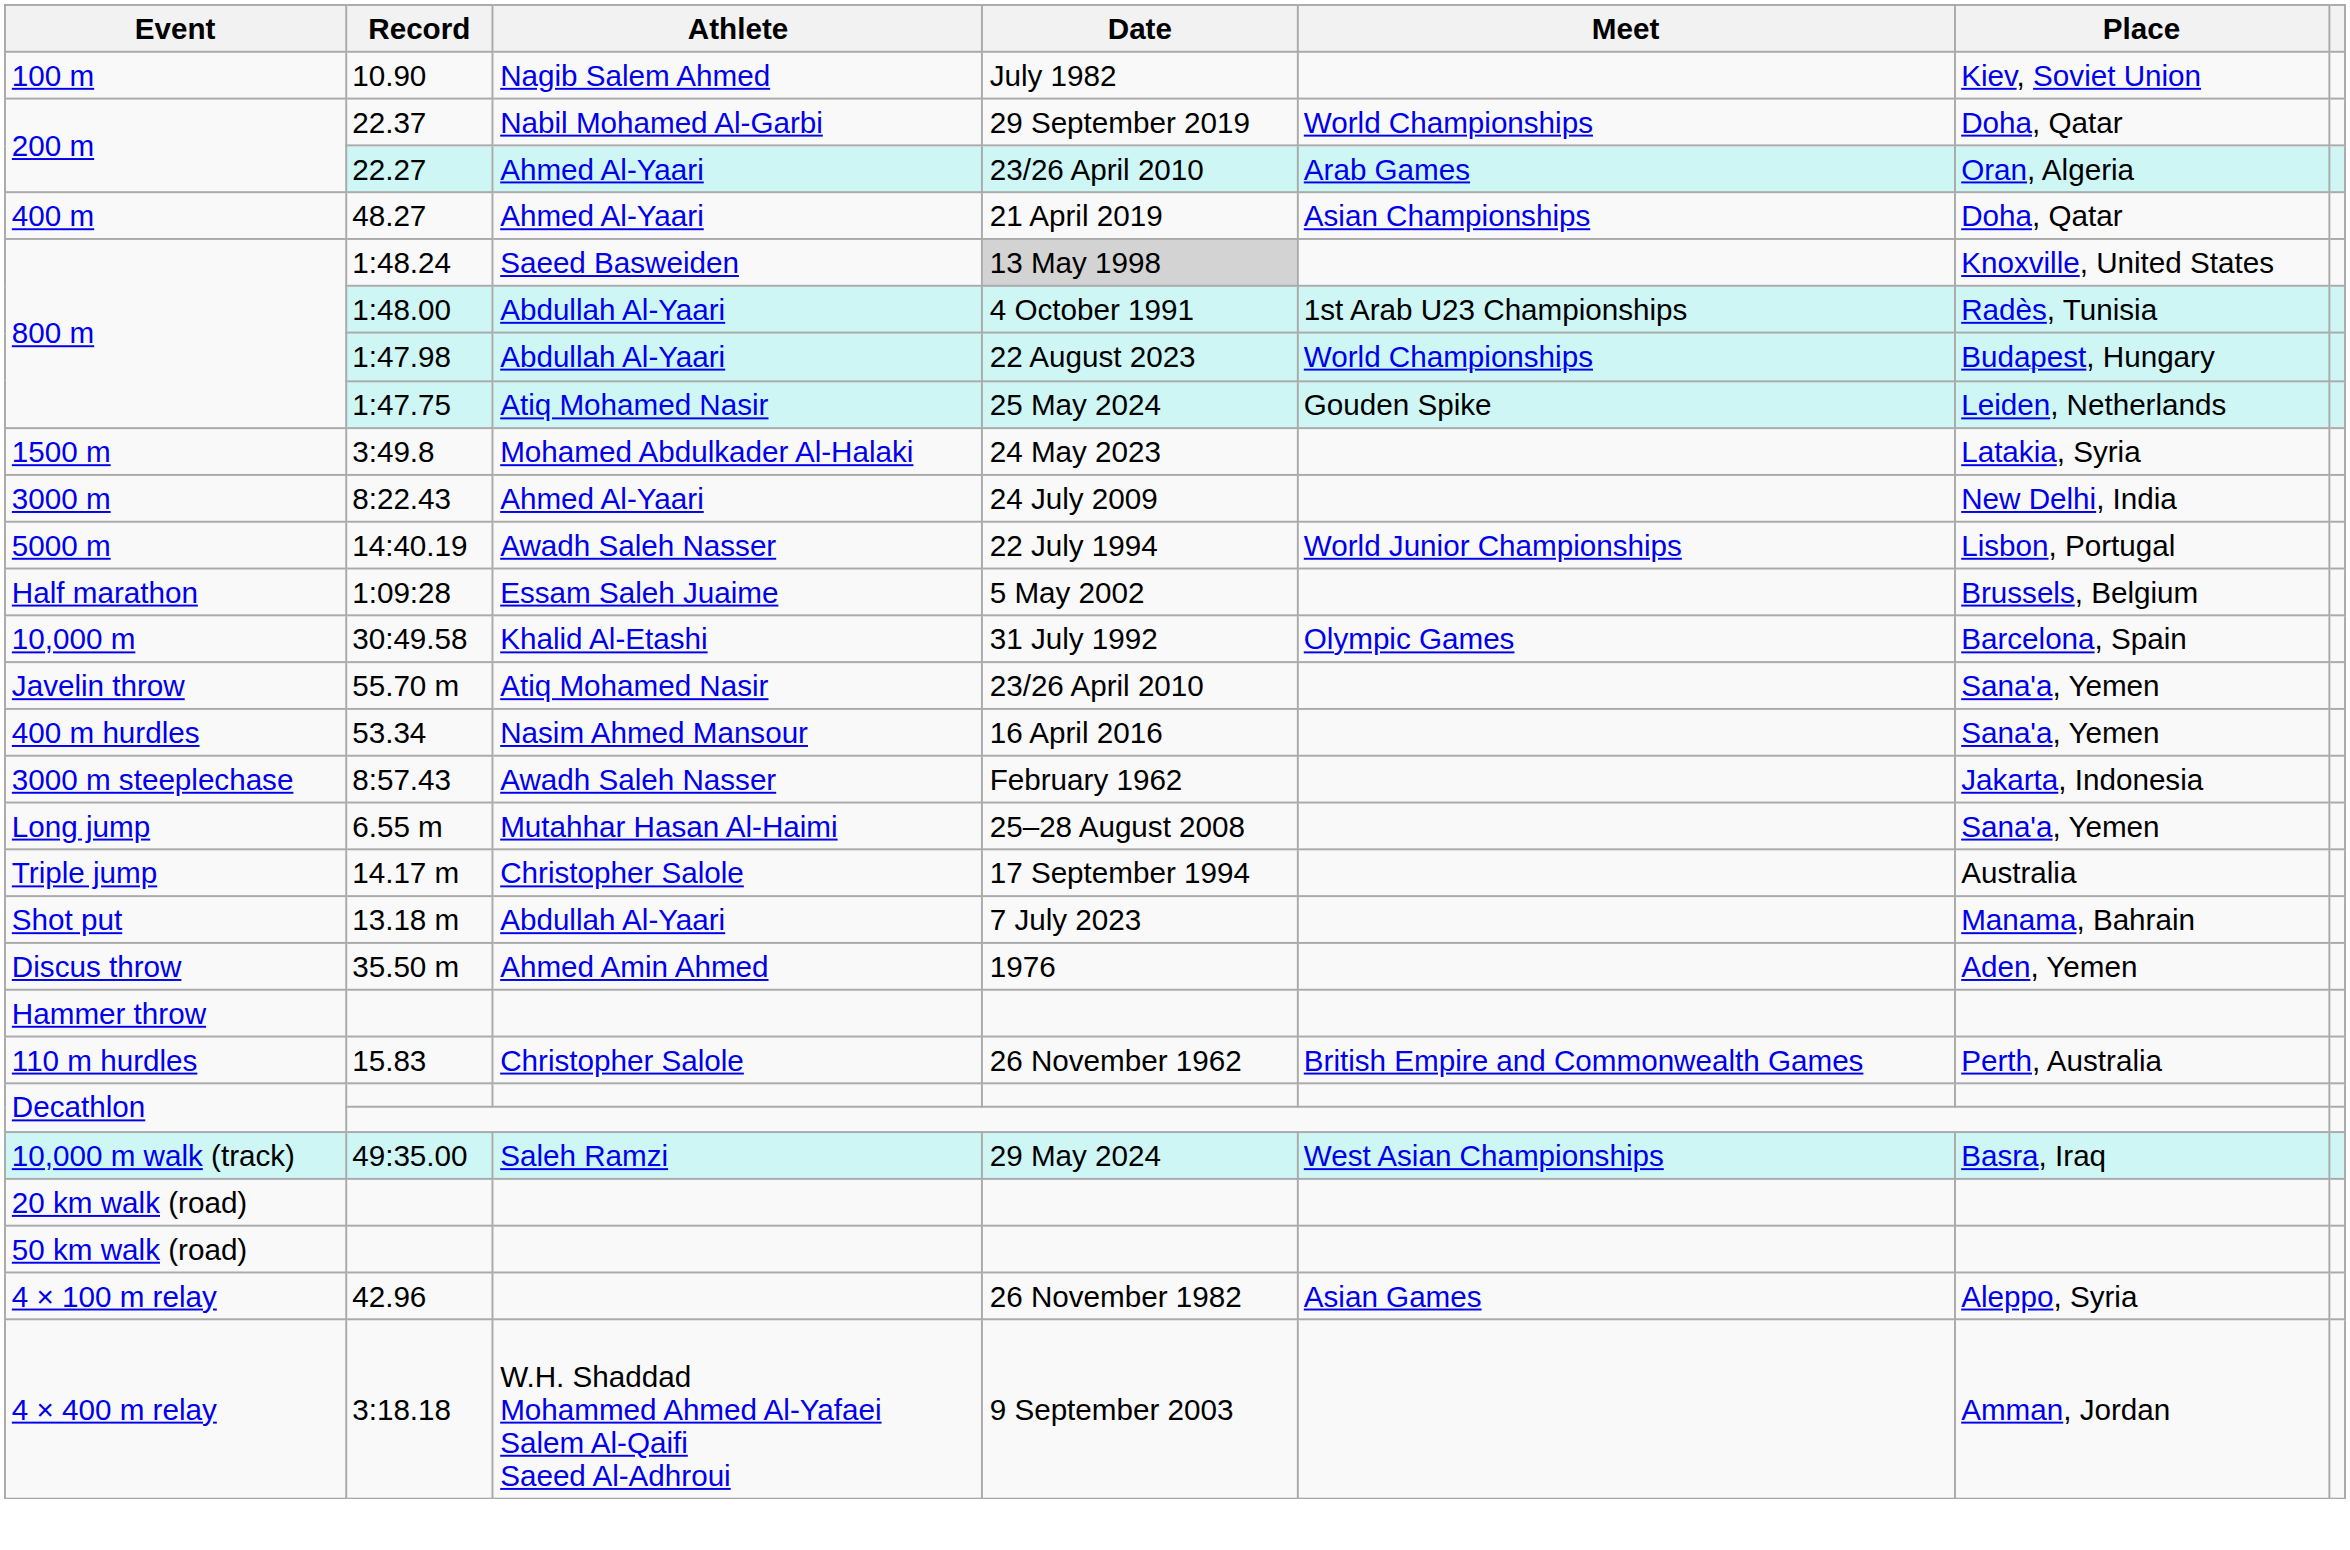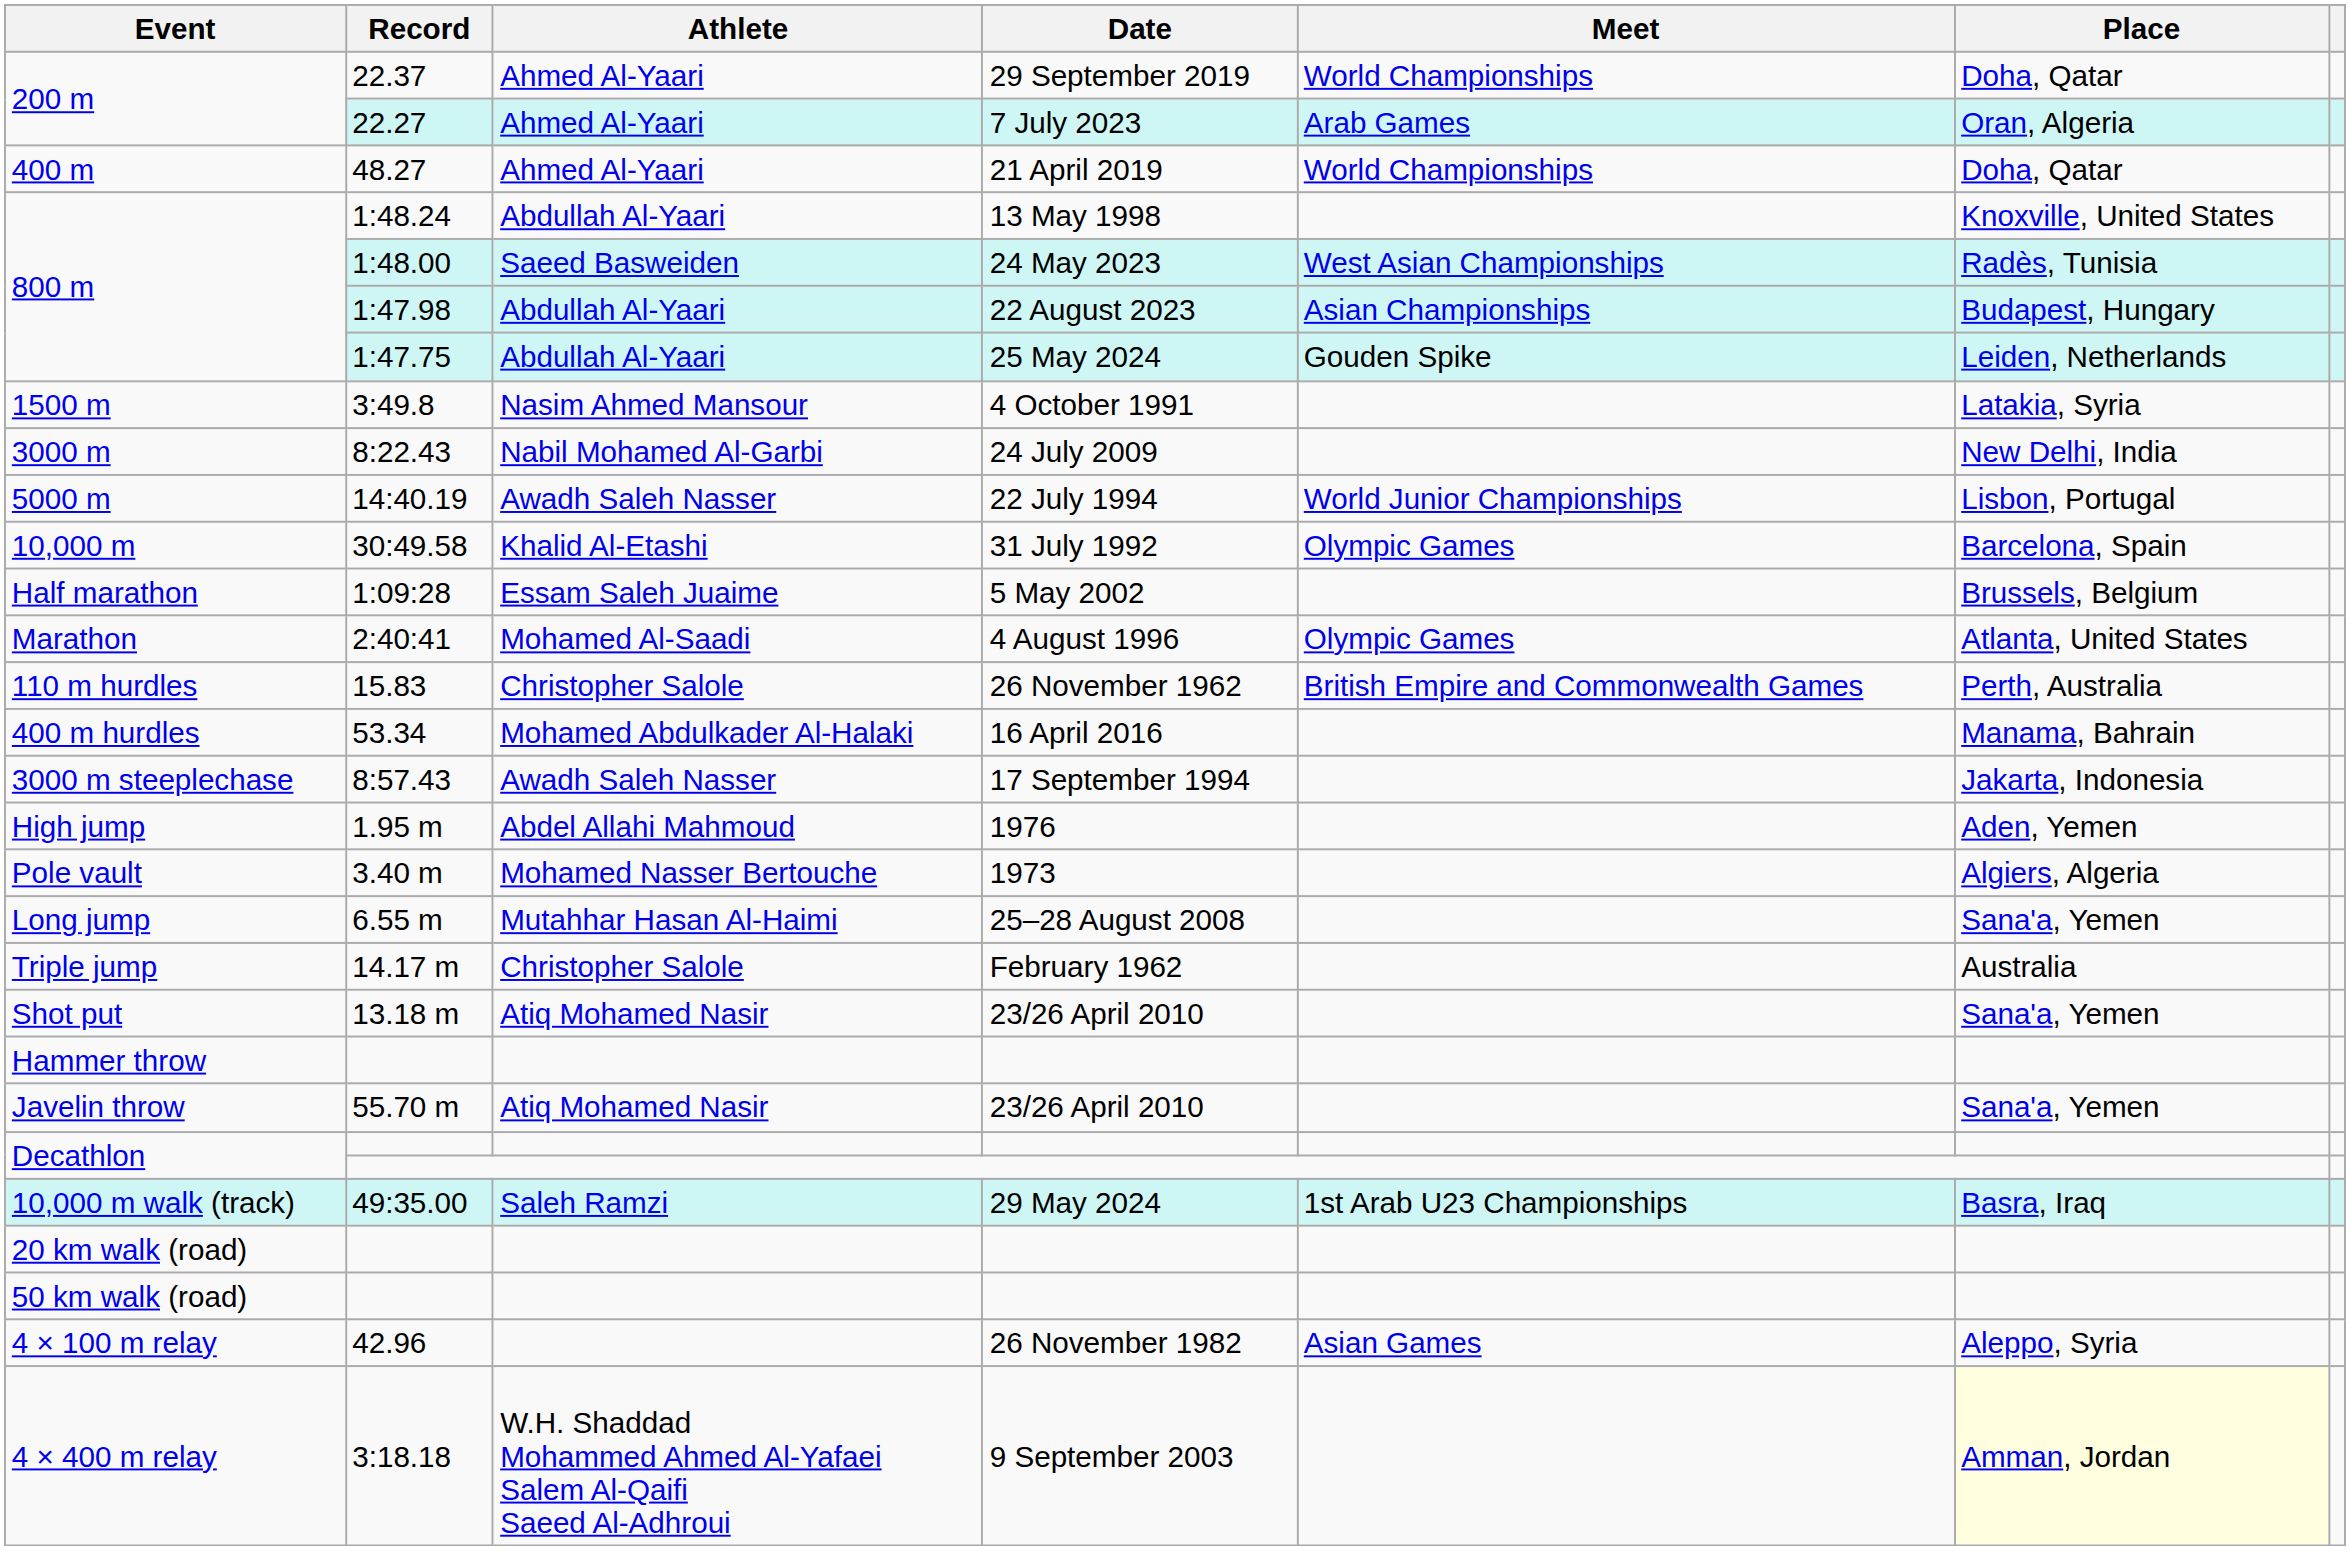- row: (53, 76)
(662, 122) Nabil Mohamed Al-Garbi -> (602, 76) Ahmed Al-Yaari
(1097, 169) 23/26 April 2010 -> (1065, 122) 7 July 2023
(1447, 216) Asian Championships -> (1448, 169) World Championships
(620, 263) Saeed Basweiden -> (613, 216) Abdullah Al-Yaari
(1075, 263) lightgrey background -> (1075, 216) no background
(613, 310) Abdullah Al-Yaari -> (620, 263) Saeed Basweiden
(1092, 310) 4 October 1991 -> (1075, 263) 24 May 2023
(1496, 310) 1st Arab U23 Championships -> (1484, 263) West Asian Championships
(1448, 357) World Championships -> (1447, 310) Asian Championships
(634, 404) Atiq Mohamed Nasir -> (613, 357) Abdullah Al-Yaari
(707, 451) Mohamed Abdulkader Al-Halaki -> (654, 404) Nasim Ahmed Mansour
(1075, 451) 24 May 2023 -> (1092, 404) 4 October 1991
(602, 498) Ahmed Al-Yaari -> (662, 451) Nabil Mohamed Al-Garbi
rows swapped: (74, 639) <-> (105, 592)
+ row: (74, 639)
rows swapped: (105, 1061) <-> (98, 686)
(654, 732) Nasim Ahmed Mansour -> (707, 732) Mohamed Abdulkader Al-Halaki
(2060, 732) Sana'a, Yemen -> (2078, 732) Manama, Bahrain
(1086, 779) February 1962 -> (1120, 779) 17 September 1994
+ row: (79, 826)
+ row: (77, 873)
(1120, 873) 17 September 1994 -> (1086, 967) February 1962
(613, 920) Abdullah Al-Yaari -> (634, 1014) Atiq Mohamed Nasir
(1065, 920) 7 July 2023 -> (1097, 1014) 23/26 April 2010
(2078, 920) Manama, Bahrain -> (2060, 1014) Sana'a, Yemen
- row: (97, 967)
(1484, 1155) West Asian Championships -> (1496, 1202) 1st Arab U23 Championships
(2066, 1409) no background -> (2066, 1456) lightyellow background
